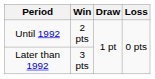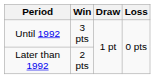(82, 33) 2 pts -> (82, 33) 3 pts
(82, 60) 3 pts -> (82, 60) 2 pts
